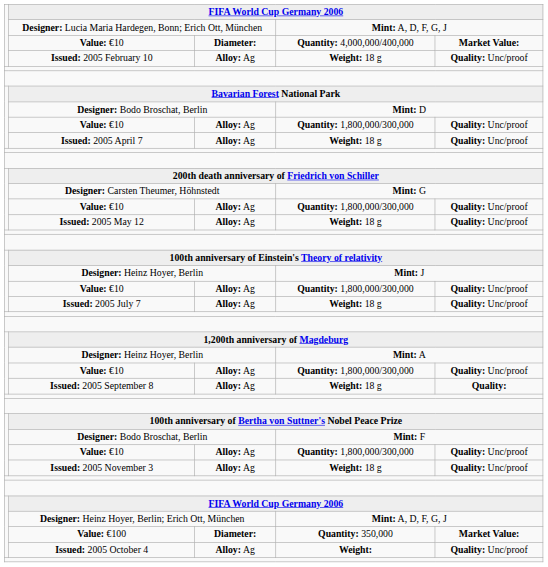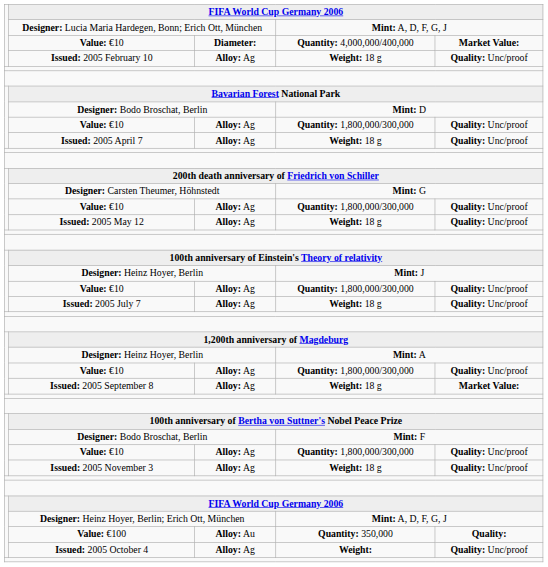(489, 386) Quality: -> (489, 386) Market Value:
(235, 534) Diameter: -> (235, 534) Alloy: Au
(489, 534) Market Value: -> (489, 534) Quality:
